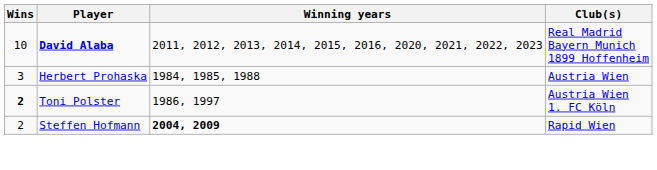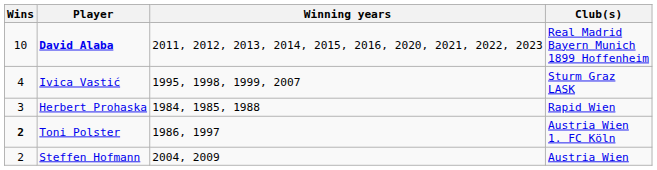+ row: (80, 82)
(588, 76) Austria Wien -> (582, 107) Rapid Wien
(186, 125) bold -> (186, 156) normal
(582, 125) Rapid Wien -> (588, 156) Austria Wien
